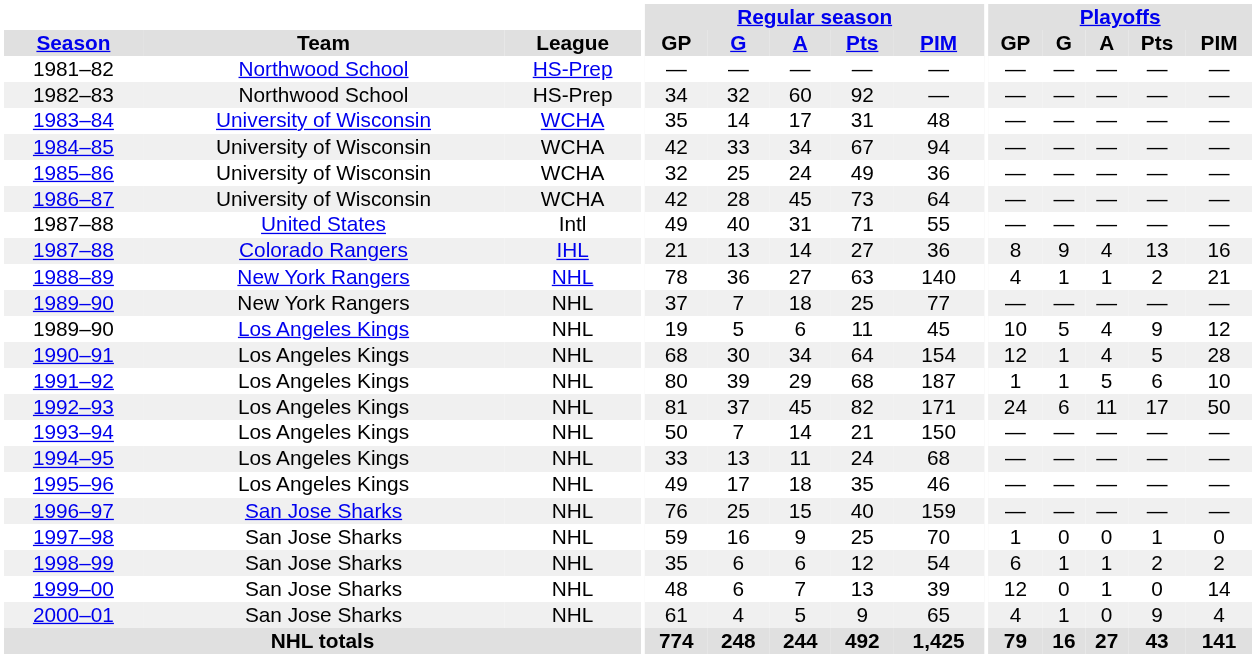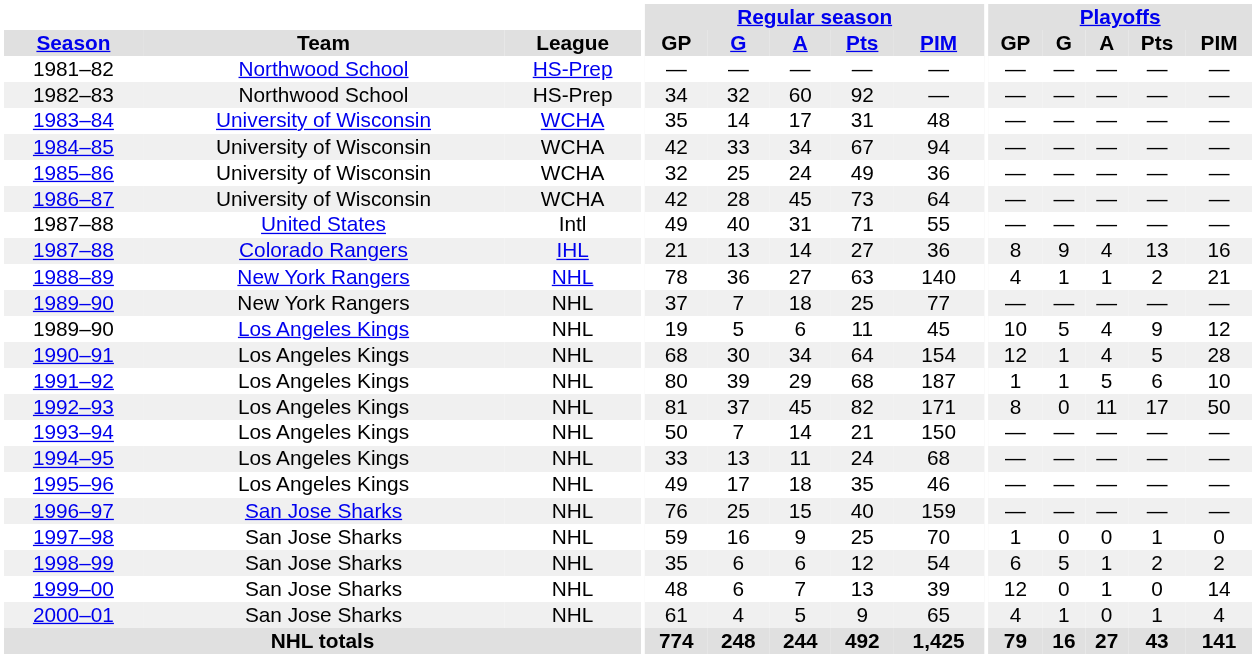(1015, 406) 24 -> (1015, 406) 8
(1064, 406) 6 -> (1064, 406) 0
(1064, 562) 1 -> (1064, 562) 5
(1157, 614) 9 -> (1157, 614) 1
